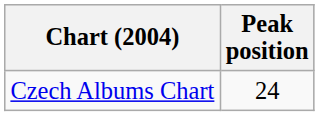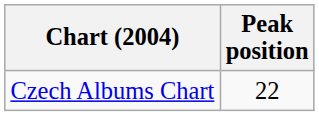(267, 90) 24 -> (267, 90) 22
